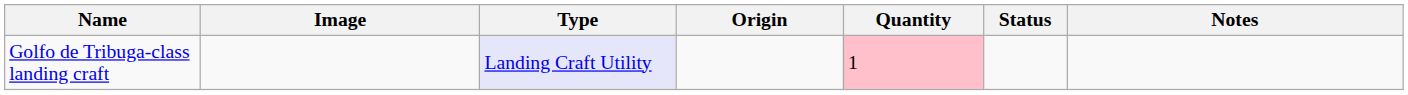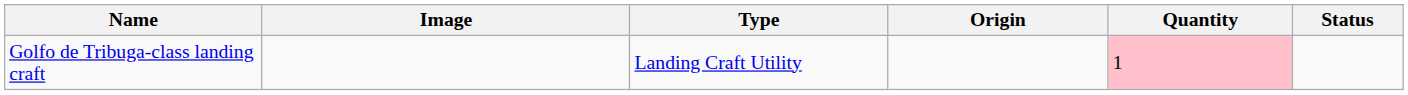- column: (1235, 20)
(568, 62) lavender background -> (718, 62) no background
